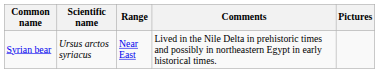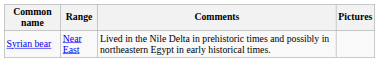- column: (87, 17)
